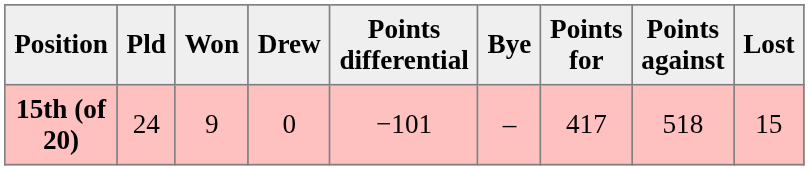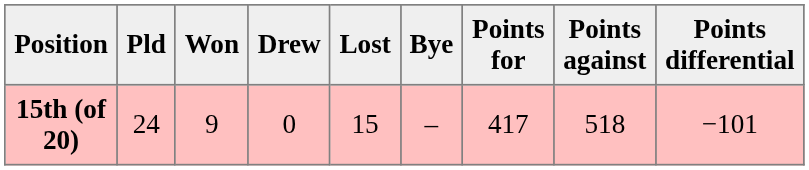columns swapped: (769, 44) <-> (404, 44)
